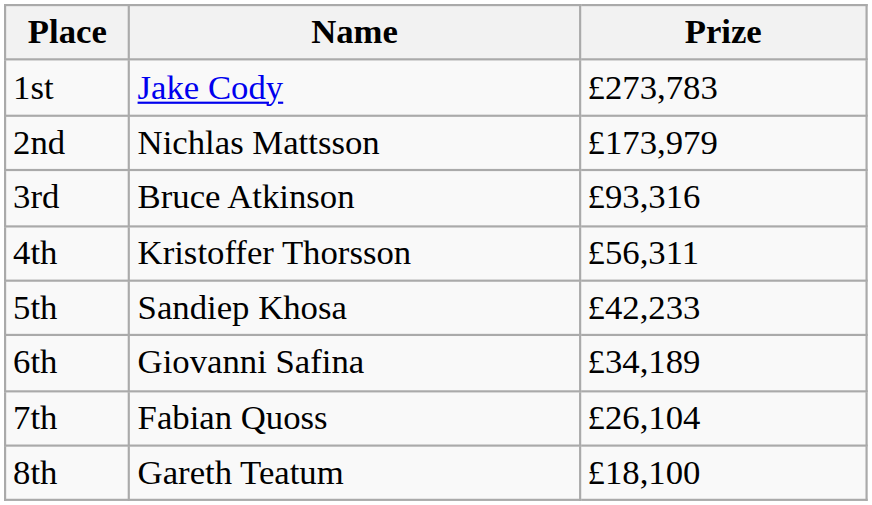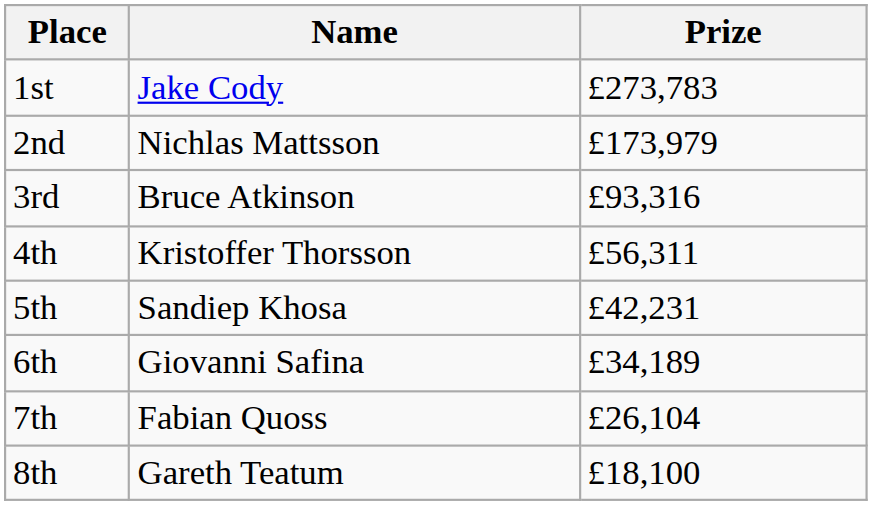(644, 307) £42,233 -> (644, 307) £42,231
